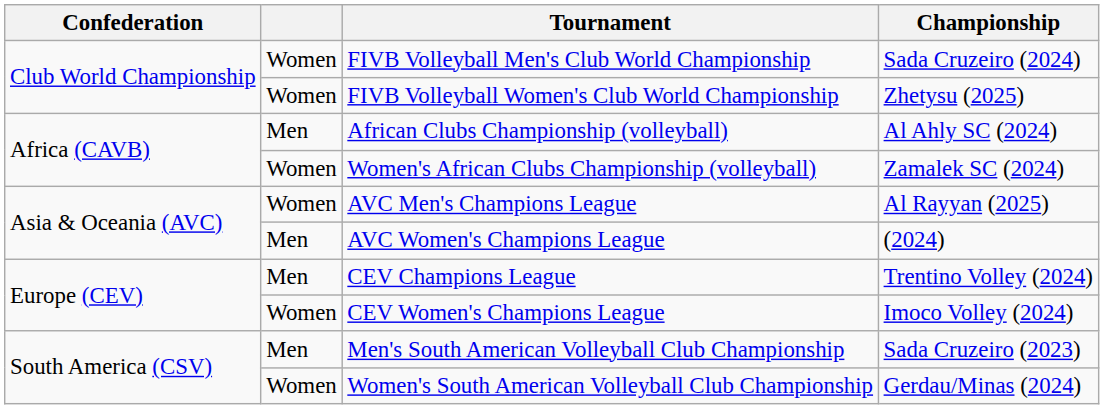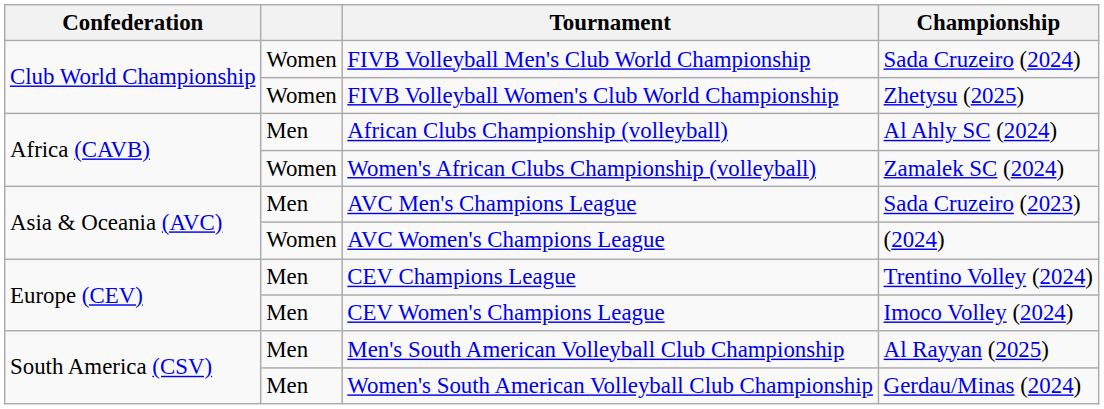(301, 204) Women -> (287, 204) Men
(966, 204) Al Rayyan (2025) -> (982, 204) Sada Cruzeiro (2023)
(287, 240) Men -> (301, 240) Women
(301, 312) Women -> (287, 312) Men
(982, 349) Sada Cruzeiro (2023) -> (966, 349) Al Rayyan (2025)
(301, 385) Women -> (287, 385) Men
